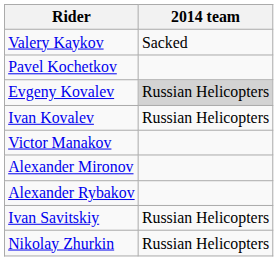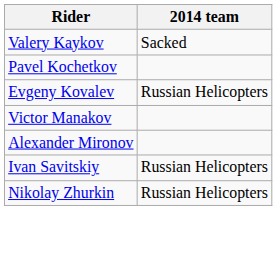(206, 92) lightgrey background -> (204, 92) no background
- row: (51, 117)
- row: (71, 192)
